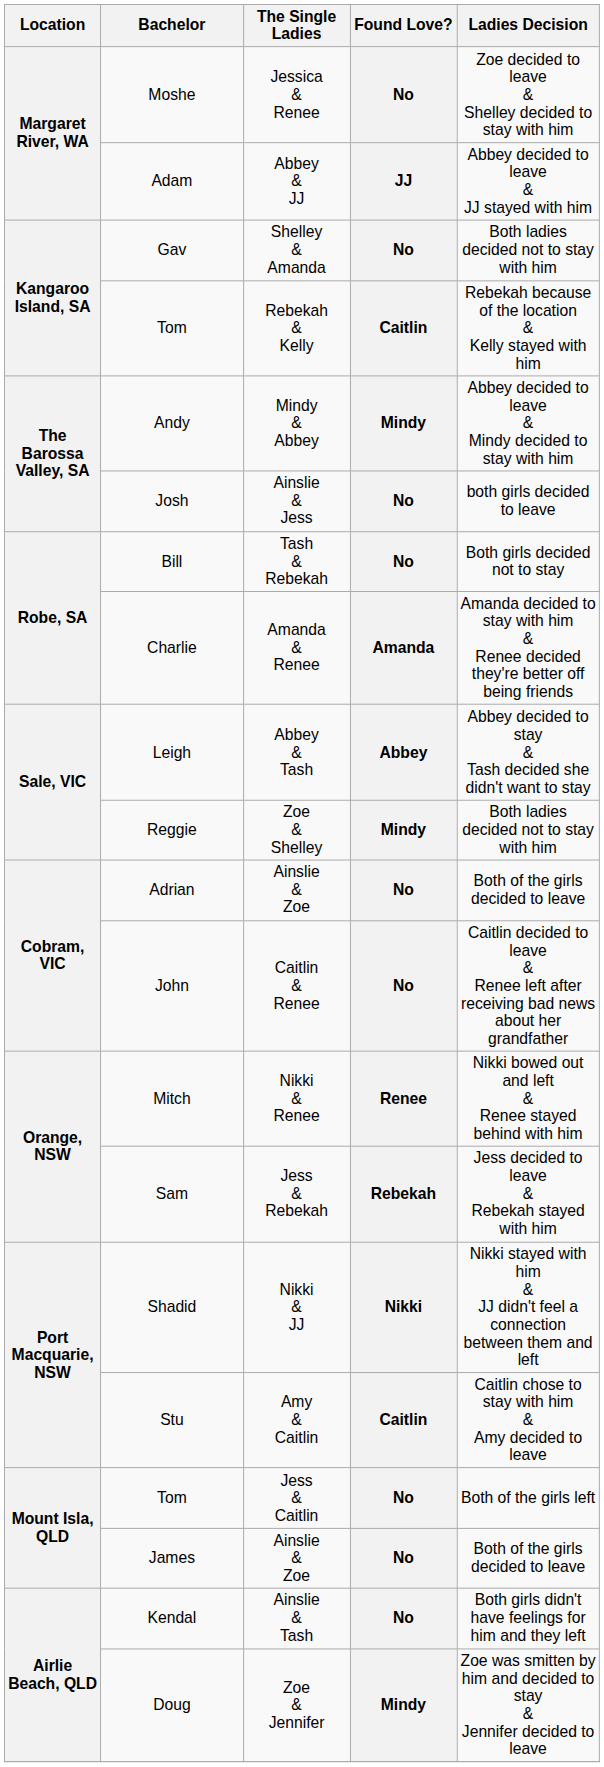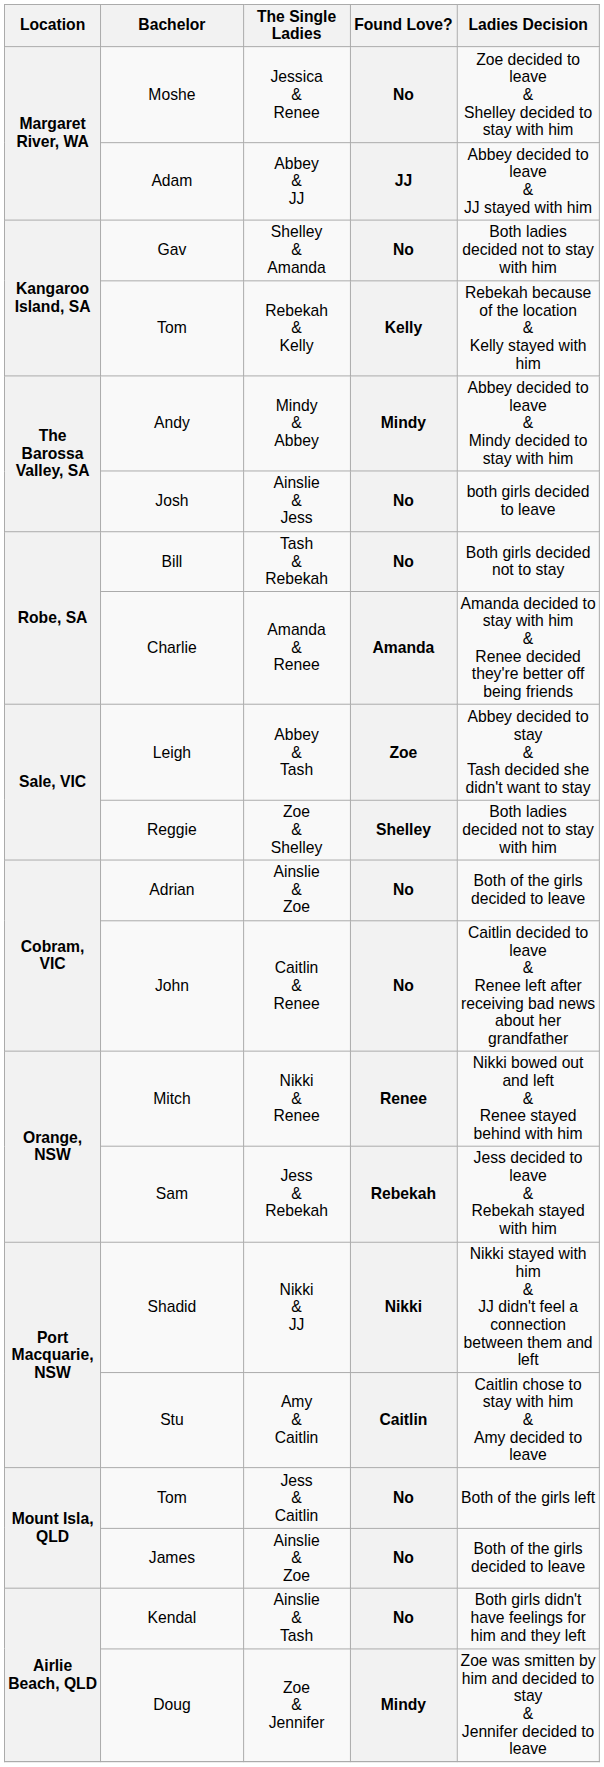(403, 328) Caitlin -> (403, 328) Kelly
(403, 752) Abbey -> (403, 752) Zoe
(403, 830) Mindy -> (403, 830) Shelley
